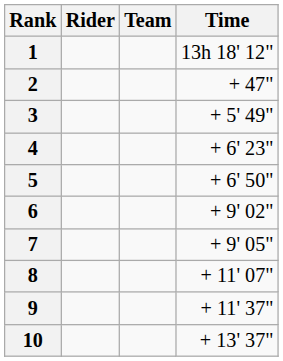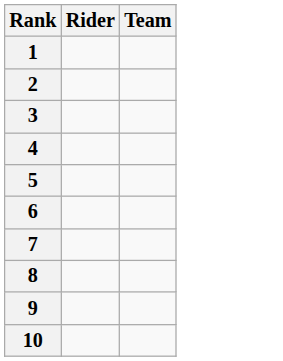- column: (227, 20)
